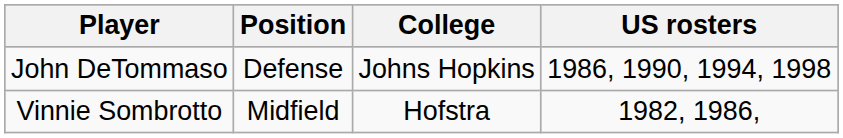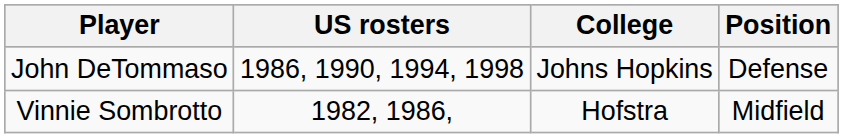columns swapped: (293, 25) <-> (689, 25)
